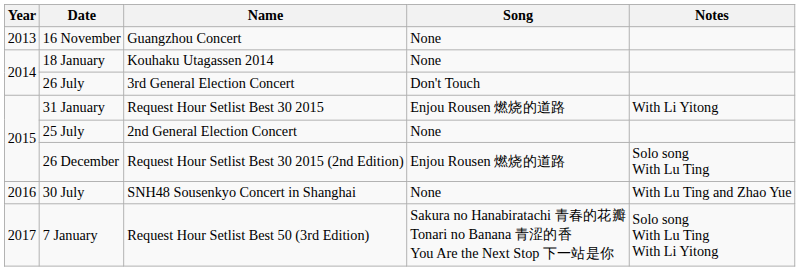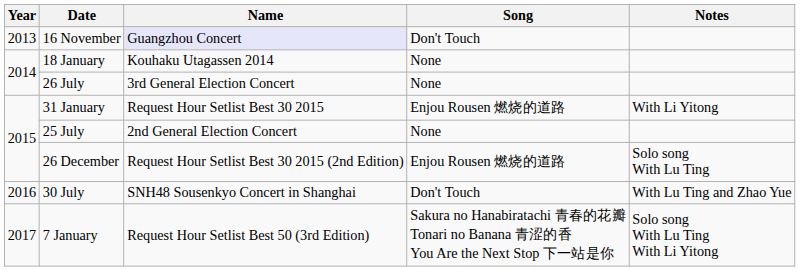(184, 38) no background -> (184, 38) lavender background
(426, 38) None -> (445, 38) Don't Touch
(445, 83) Don't Touch -> (426, 83) None
(426, 192) None -> (445, 192) Don't Touch
